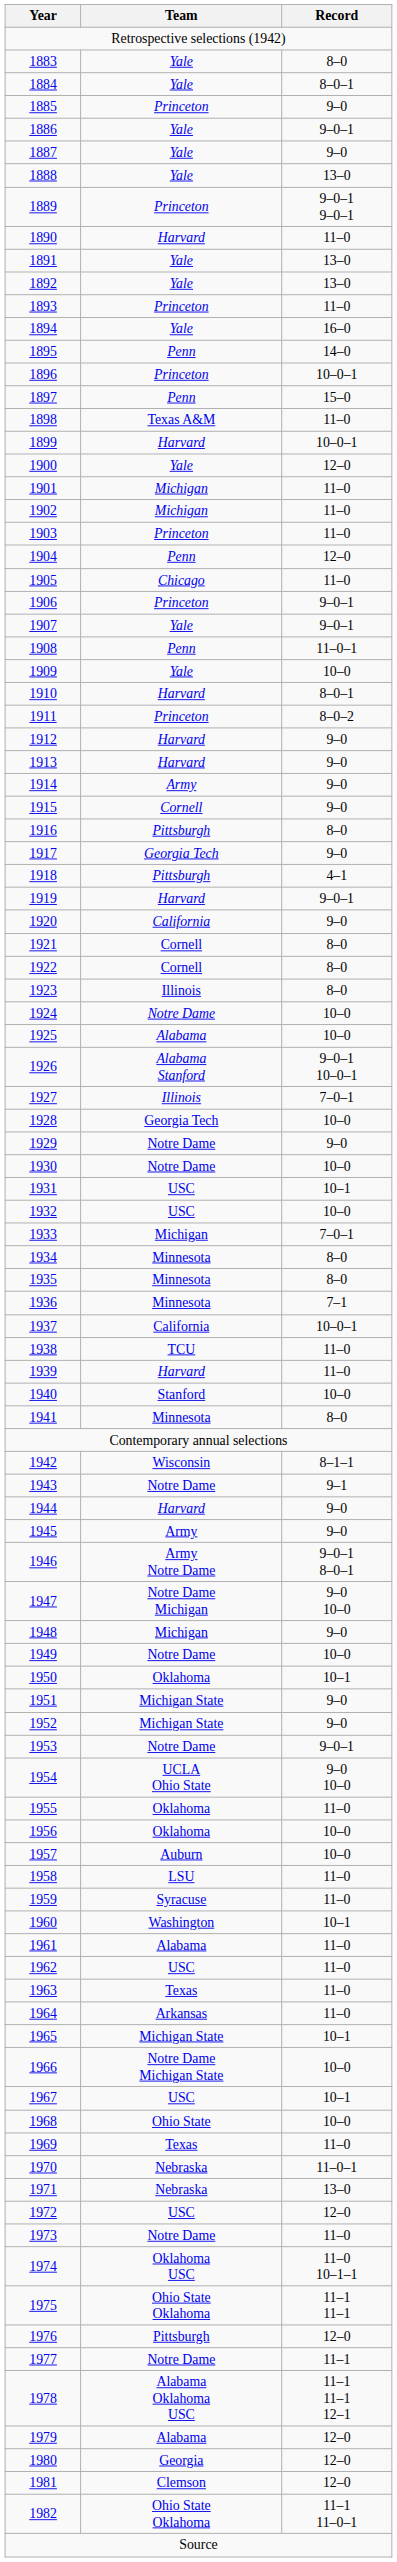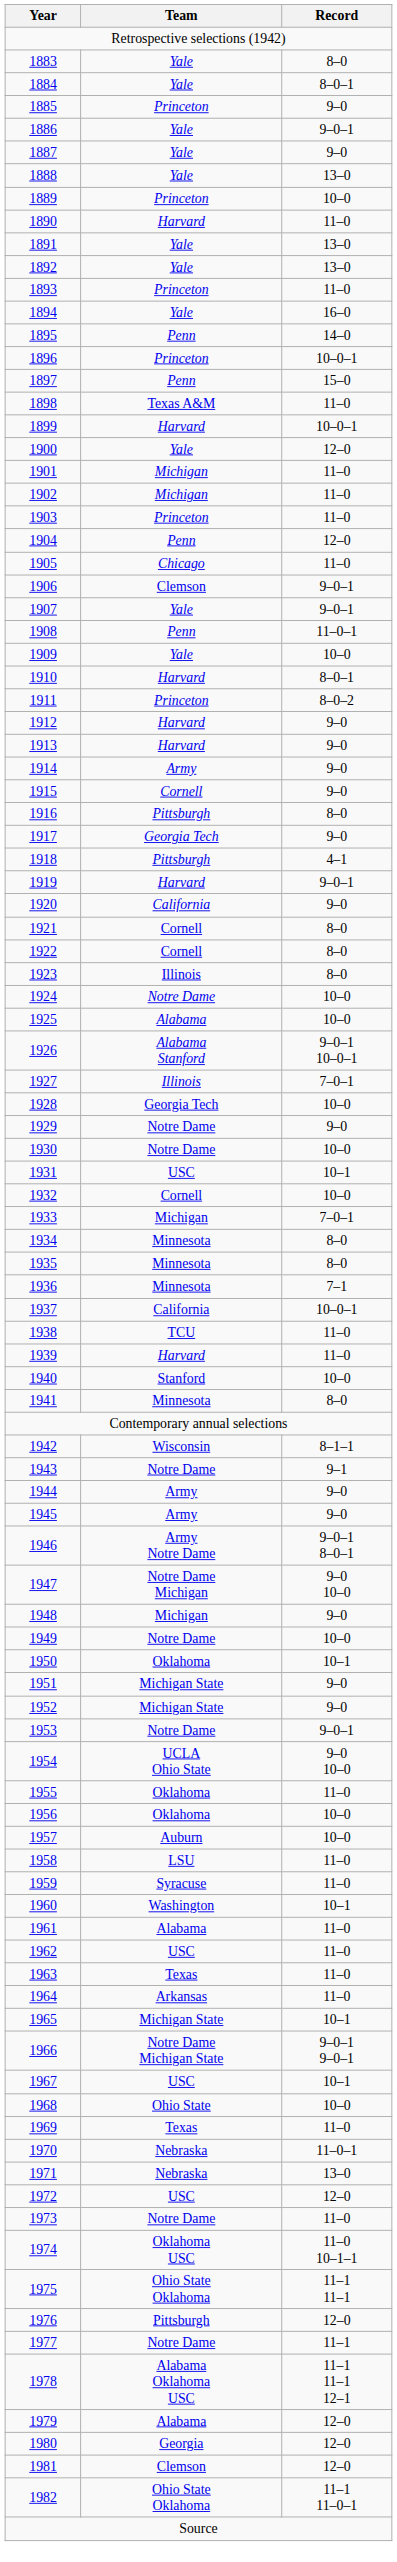(337, 206) 9–0–1 9–0–1 -> (337, 198) 10–0
(181, 602) Princeton -> (181, 586) Clemson
(181, 1211) USC -> (181, 1195) Cornell
(181, 1508) Harvard -> (181, 1491) Army
(337, 2067) 10–0 -> (337, 2051) 9–0–1 9–0–1
